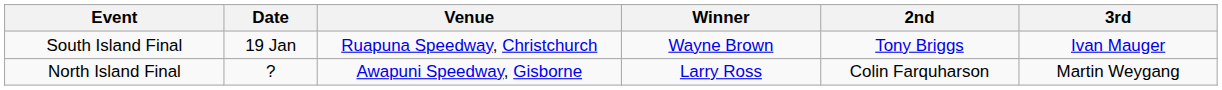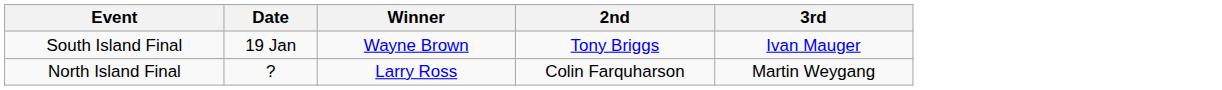- column: (469, 17)
